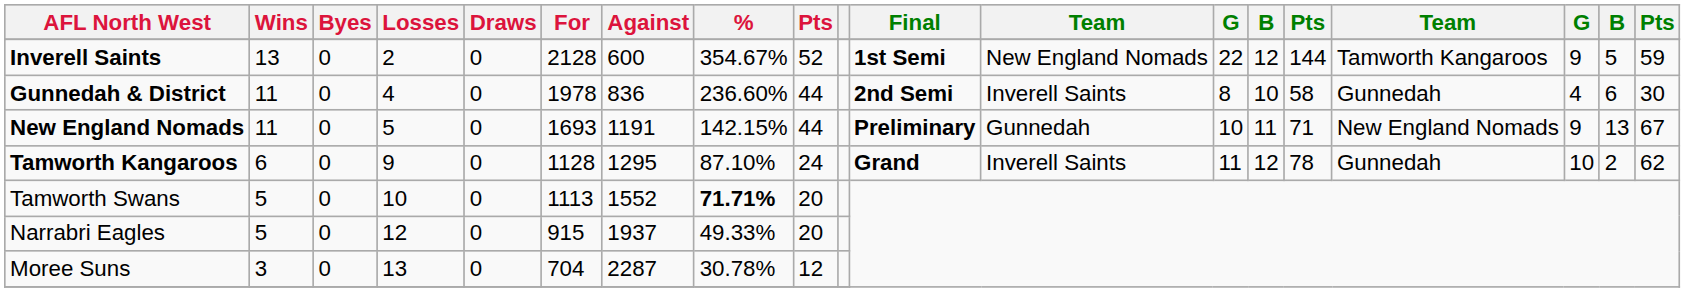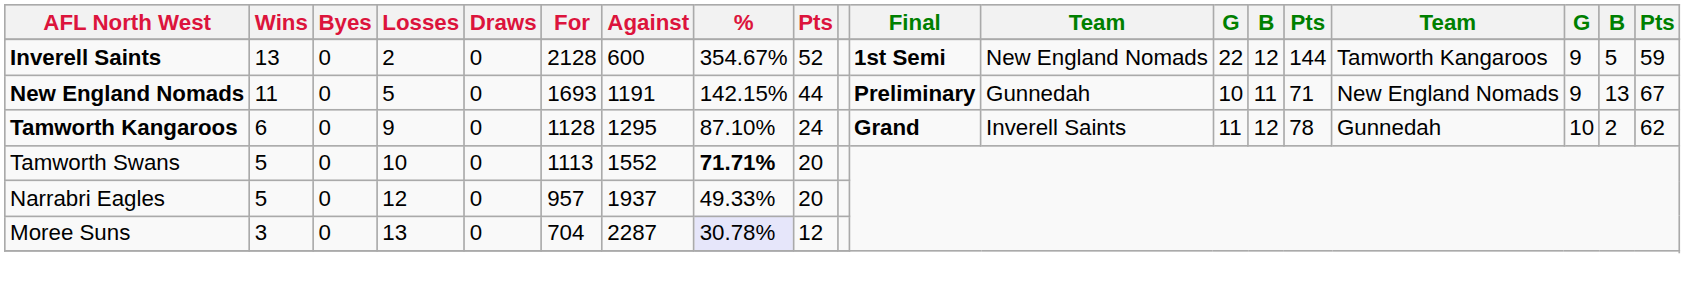- row: (118, 92)
(566, 233) 915 -> (566, 198) 957
(737, 268) no background -> (737, 233) lavender background
